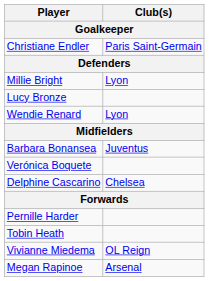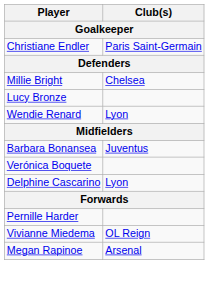(117, 81) Lyon -> (125, 81) Chelsea
(125, 183) Chelsea -> (117, 183) Lyon
- row: (35, 234)
